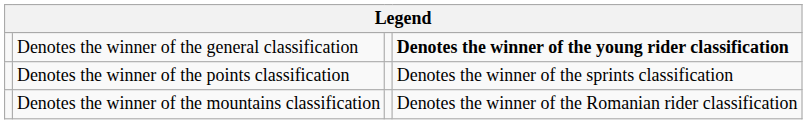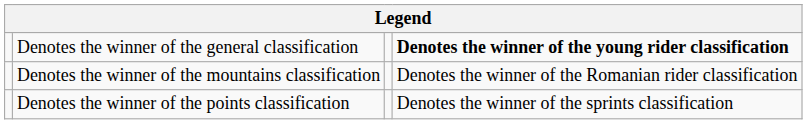rows swapped: (183, 75) <-> (199, 103)
